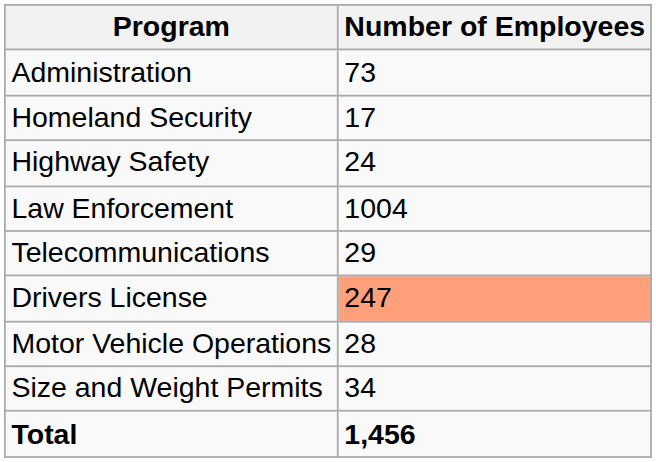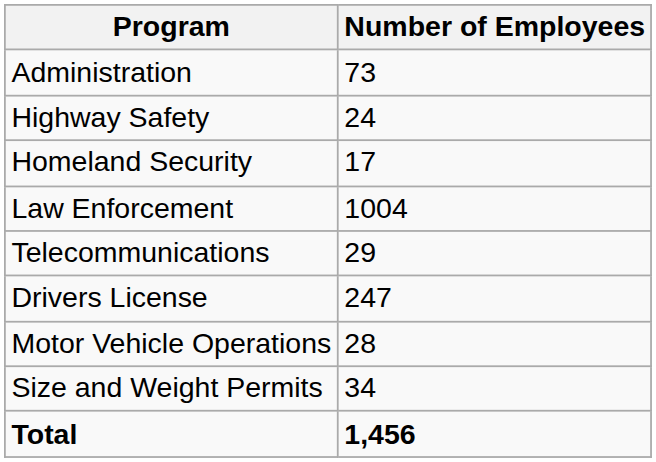rows swapped: (132, 117) <-> (110, 162)
(368, 298) lightsalmon background -> (368, 298) no background
